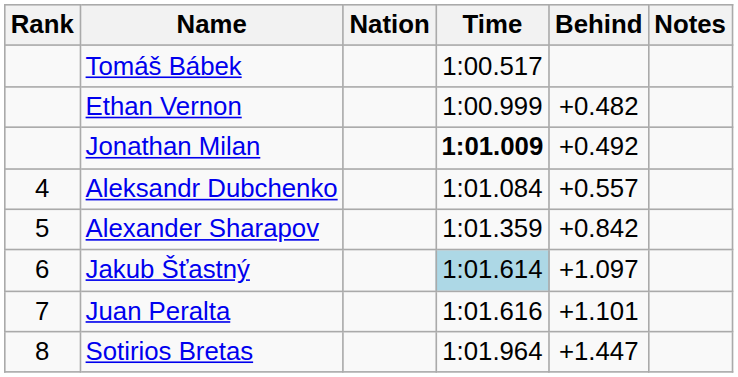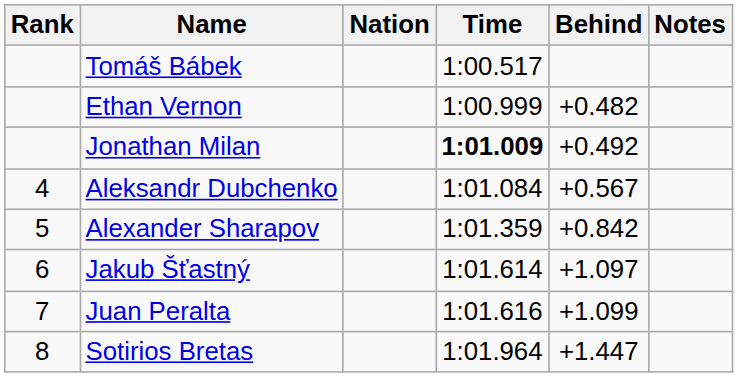(599, 188) +0.557 -> (599, 188) +0.567
(492, 270) lightblue background -> (492, 270) no background
(599, 310) +1.101 -> (599, 310) +1.099
